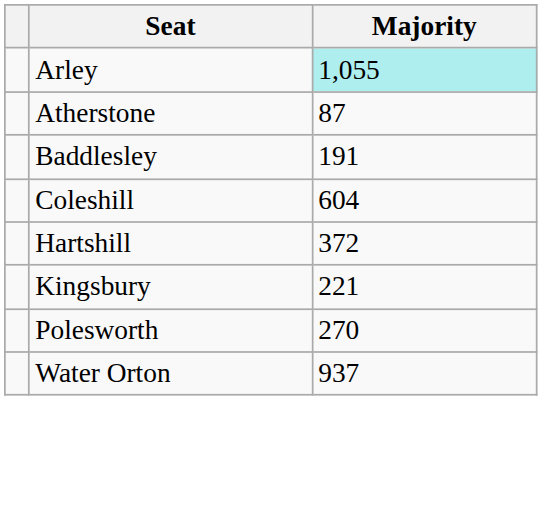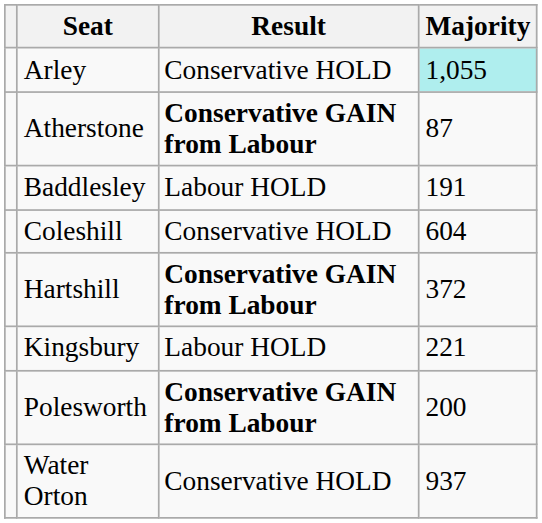+ column: (289, 26)
(339, 329) 270 -> (446, 406) 200
